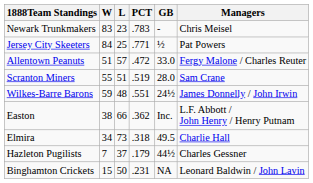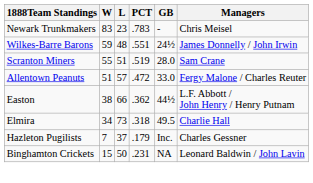- row: (48, 45)
rows swapped: (50, 93) <-> (46, 61)
(165, 115) Inc. -> (166, 99) 44½
(166, 154) 44½ -> (165, 137) Inc.
